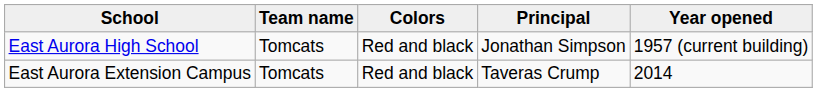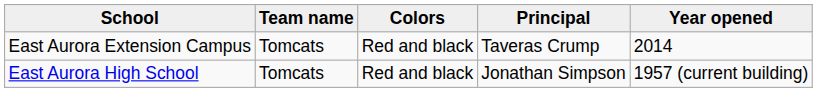rows swapped: (104, 45) <-> (130, 73)
